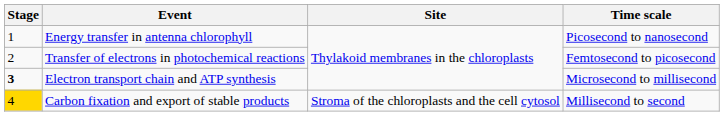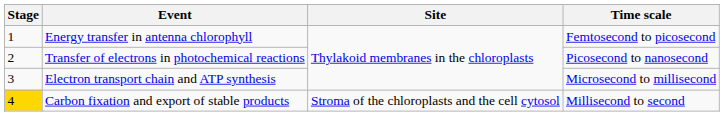(637, 36) Picosecond to nanosecond -> (641, 36) Femtosecond to picosecond
(641, 57) Femtosecond to picosecond -> (637, 57) Picosecond to nanosecond
(11, 79) bold -> (11, 79) normal
